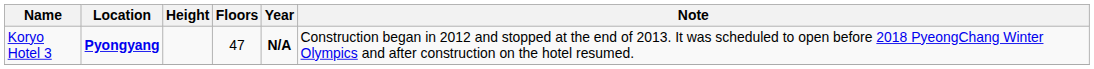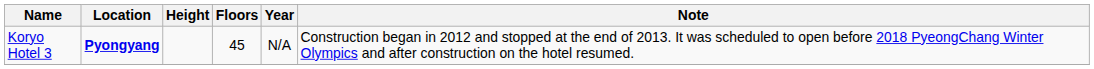(237, 45) 47 -> (237, 45) 45
(279, 45) bold -> (279, 45) normal
